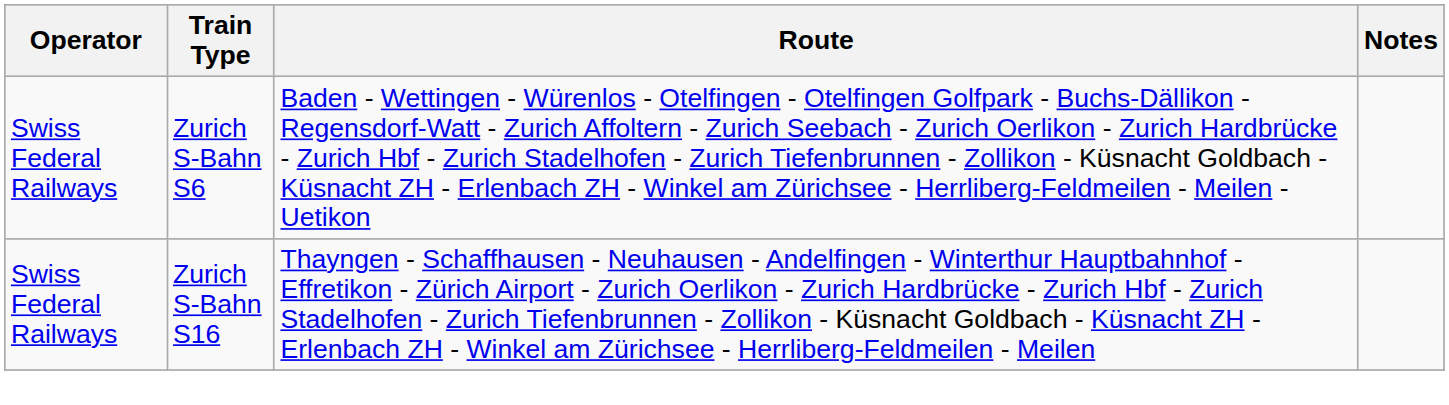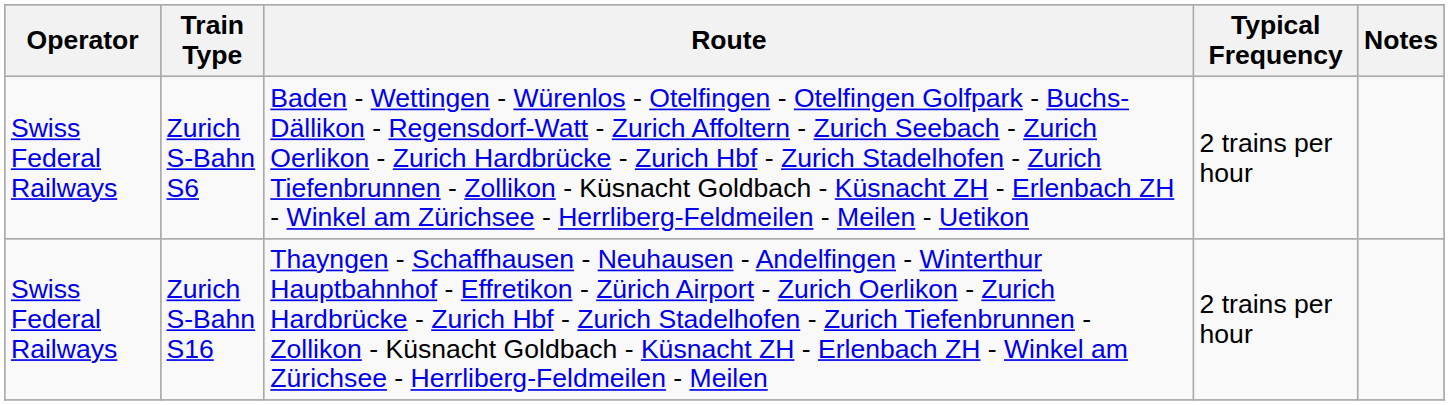+ column: (1276, 40)
